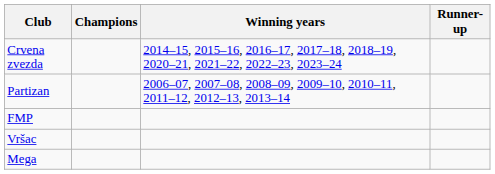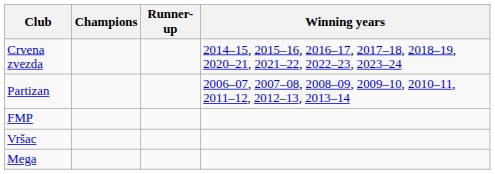columns swapped: (285, 21) <-> (460, 21)
